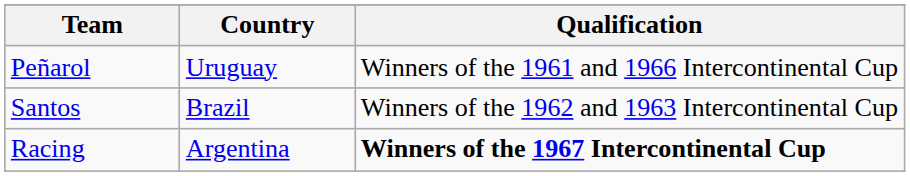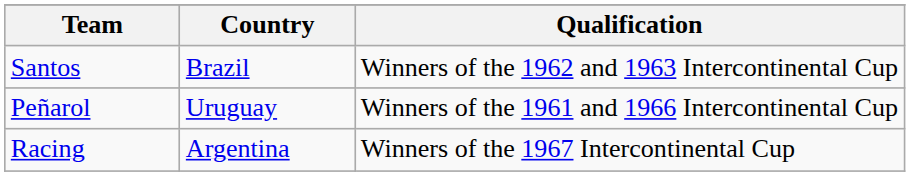rows swapped: (51, 66) <-> (46, 107)
(593, 149) bold -> (578, 149) normal
